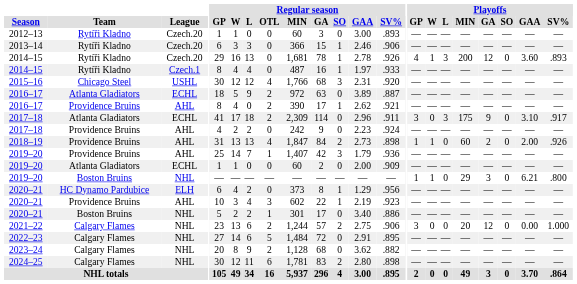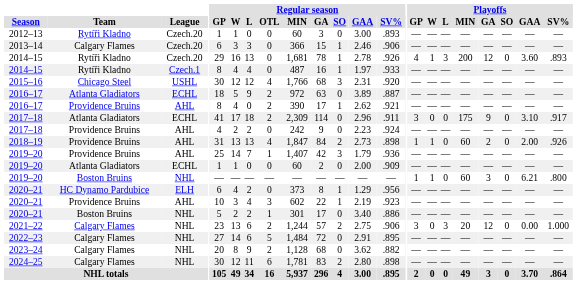(104, 46) Rytíři Kladno -> (104, 46) Calgary Flames
(446, 118) 3 -> (446, 118) 0
(465, 178) 29 -> (465, 178) 60
(446, 226) 0 -> (446, 226) 3
